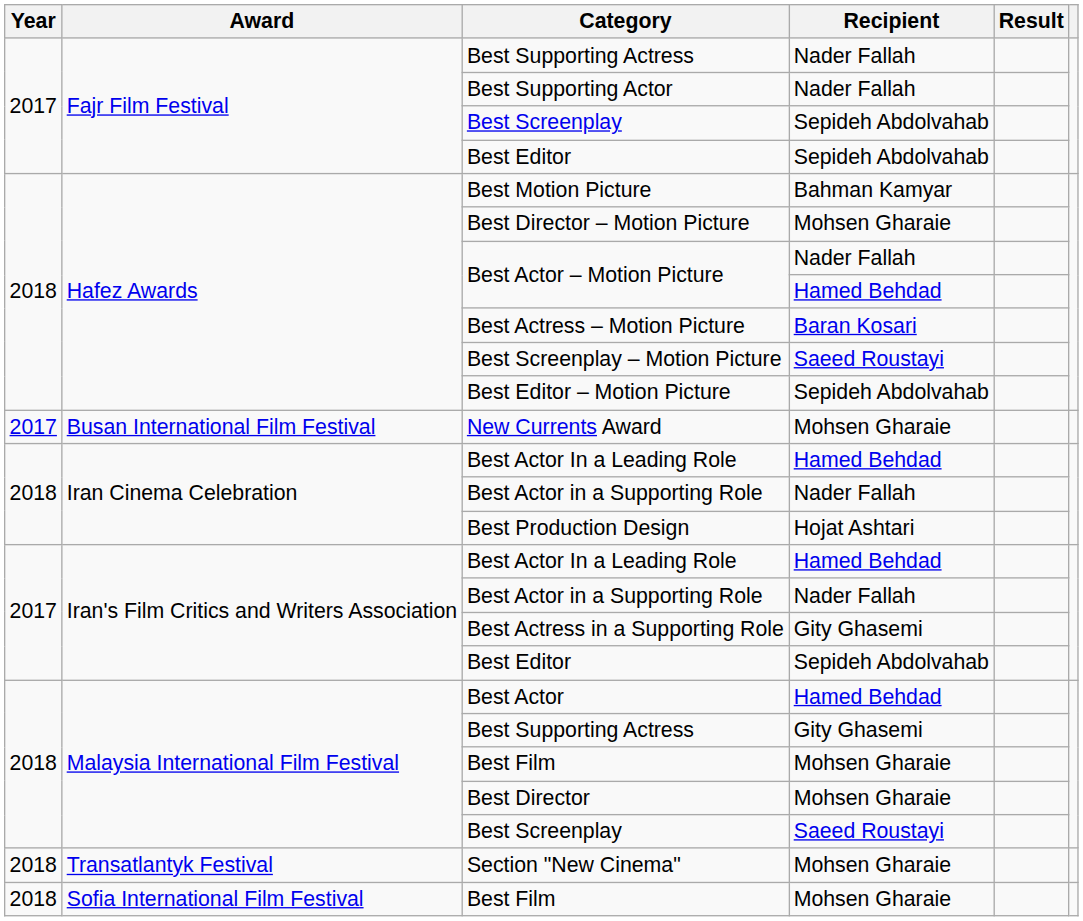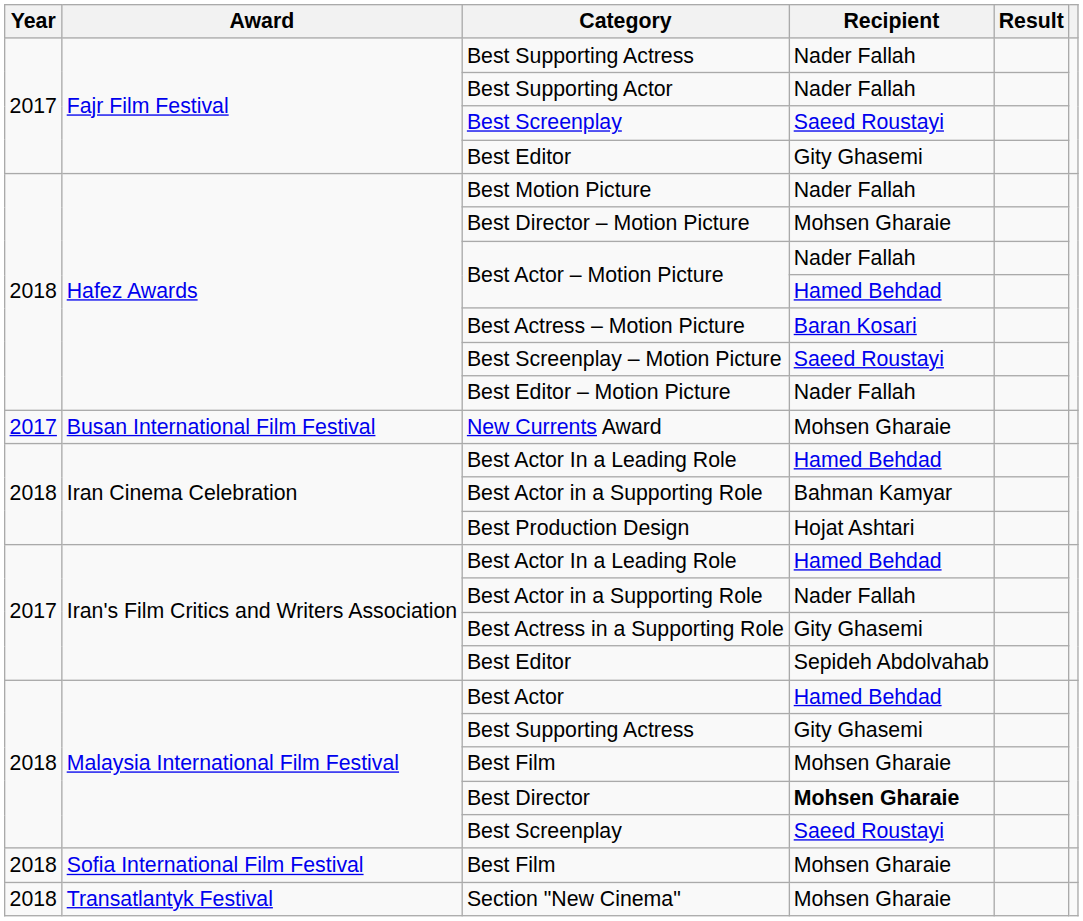(891, 122) Sepideh Abdolvahab -> (869, 122) Saeed Roustayi
(891, 156) Sepideh Abdolvahab -> (858, 156) Gity Ghasemi
(873, 190) Bahman Kamyar -> (855, 190) Nader Fallah
(891, 392) Sepideh Abdolvahab -> (855, 392) Nader Fallah
(855, 493) Nader Fallah -> (873, 493) Bahman Kamyar
(872, 797) normal -> (876, 797) bold
rows swapped: (215, 898) <-> (170, 865)
